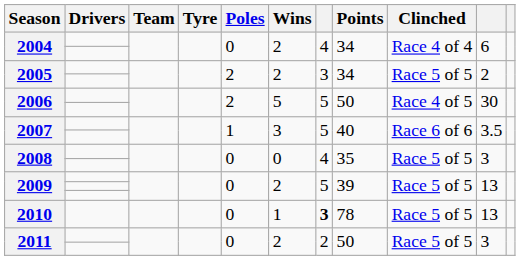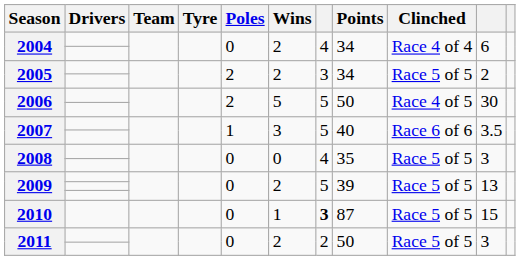(345, 213) 78 -> (345, 213) 87
(489, 213) 13 -> (489, 213) 15
